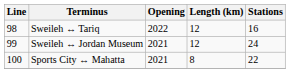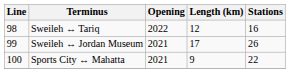(194, 44) 12 -> (194, 44) 17
(253, 44) 24 -> (253, 44) 26
(192, 60) 8 -> (192, 60) 9
